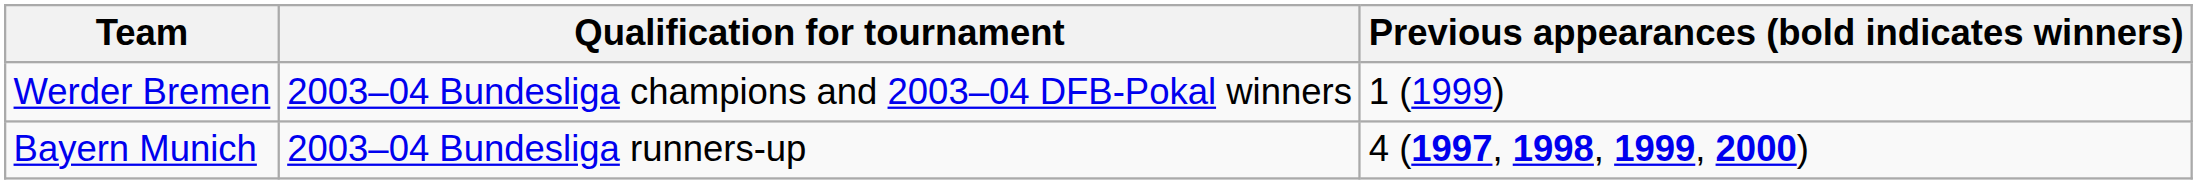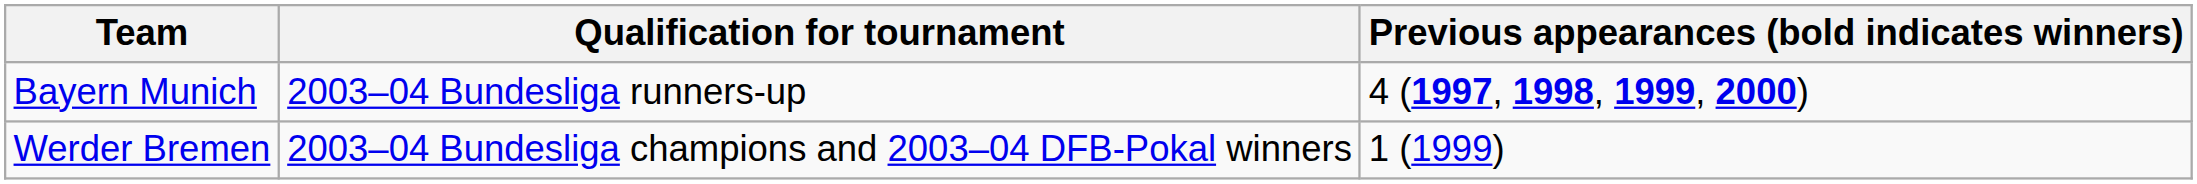rows swapped: (135, 149) <-> (142, 91)
